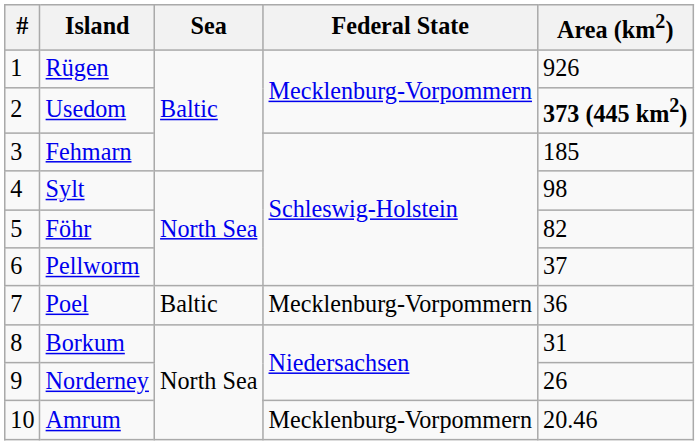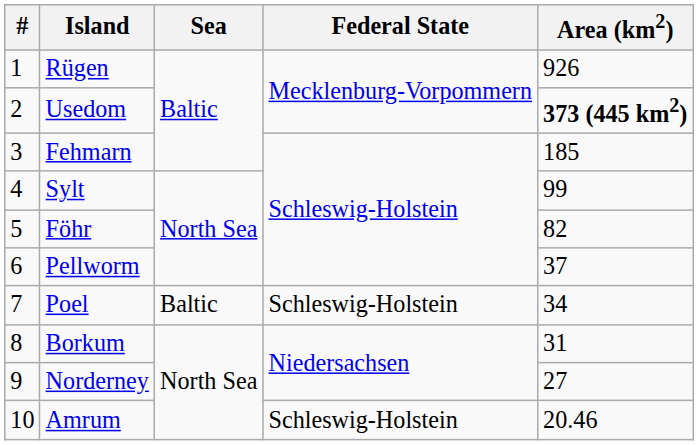(555, 189) 98 -> (555, 189) 99
(400, 304) Mecklenburg-Vorpommern -> (363, 304) Schleswig-Holstein
(555, 304) 36 -> (555, 304) 34
(555, 381) 26 -> (555, 381) 27
(400, 419) Mecklenburg-Vorpommern -> (363, 419) Schleswig-Holstein
